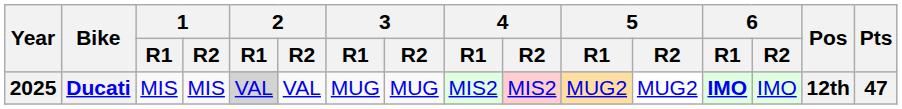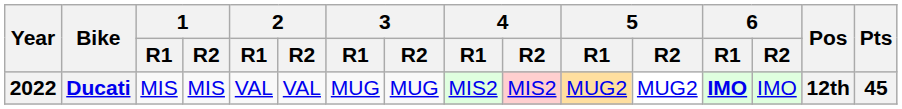(33, 88) 2025 -> (33, 88) 2022
(254, 88) lightgrey background -> (254, 88) no background
(876, 88) 47 -> (876, 88) 45
